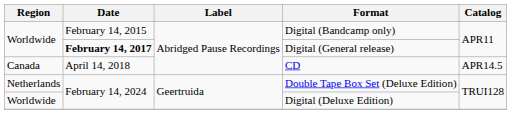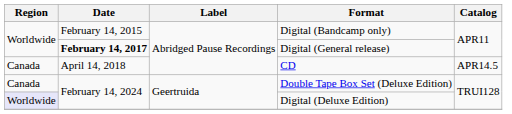(34, 83) Netherlands -> (23, 83) Canada
(31, 100) no background -> (31, 100) lavender background
